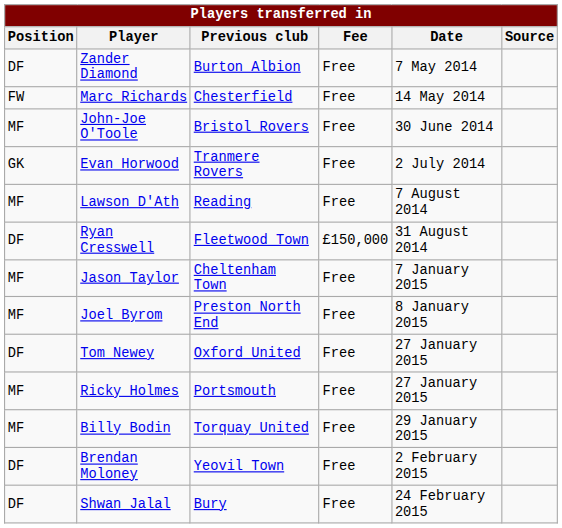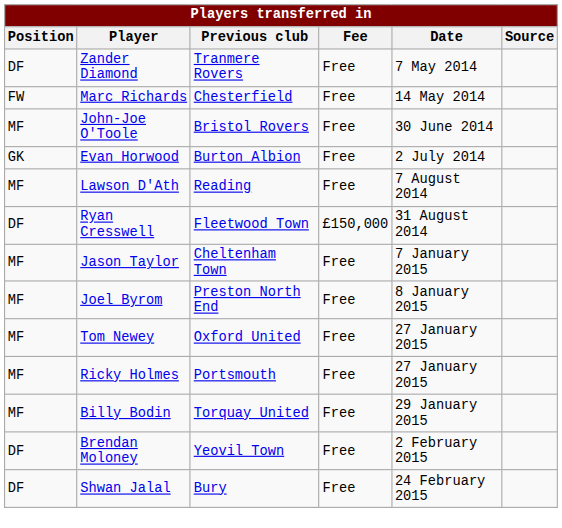(247, 68) Burton Albion -> (227, 68) Tranmere Rovers
(227, 165) Tranmere Rovers -> (247, 158) Burton Albion
(16, 354) DF -> (16, 338) MF
